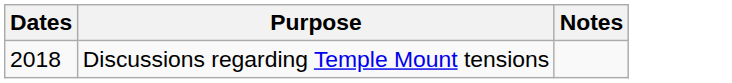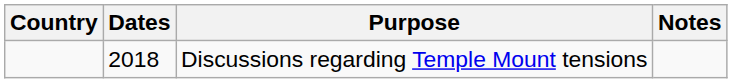+ column: (54, 22)
